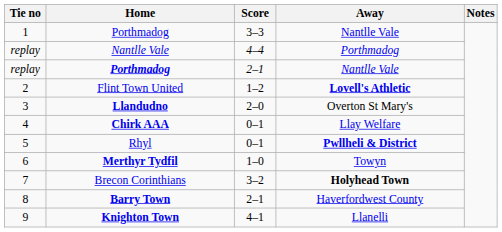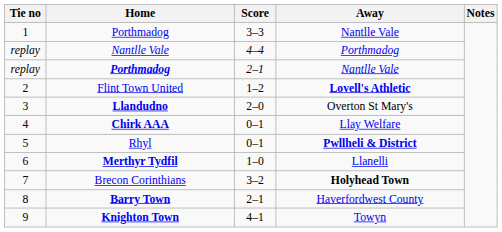(370, 161) Towyn -> (370, 161) Llanelli
(370, 217) Llanelli -> (370, 217) Towyn
